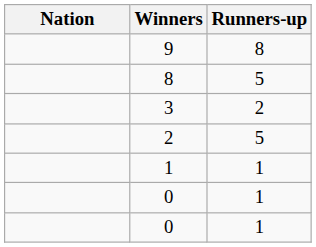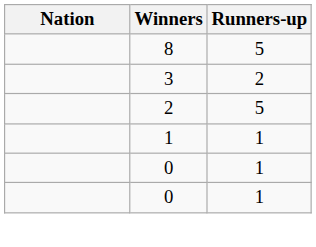- row: (169, 49)
